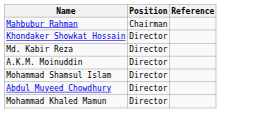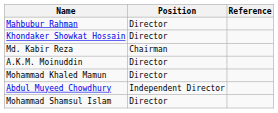(148, 24) Chairman -> (148, 24) Director
(148, 50) Director -> (148, 50) Chairman
rows swapped: (56, 101) <-> (59, 75)
(148, 88) Director -> (177, 88) Independent Director
